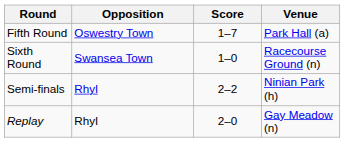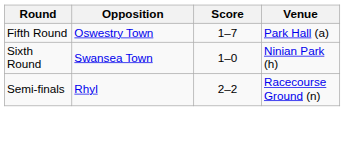(295, 58) Racecourse Ground (n) -> (294, 58) Ninian Park (h)
(294, 89) Ninian Park (h) -> (295, 89) Racecourse Ground (n)
- row: (25, 121)
